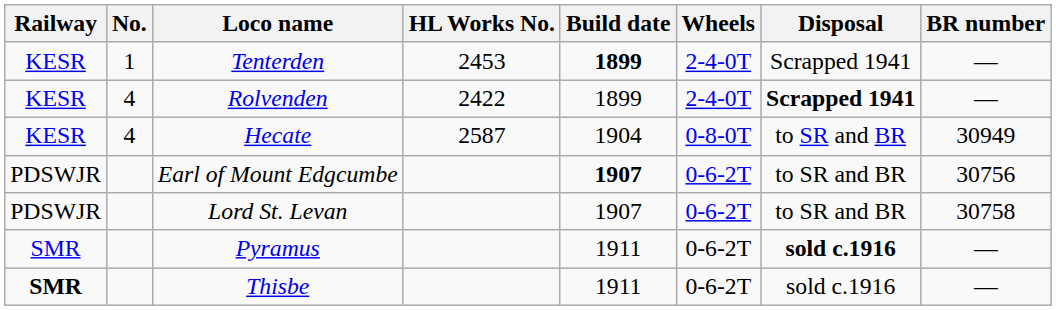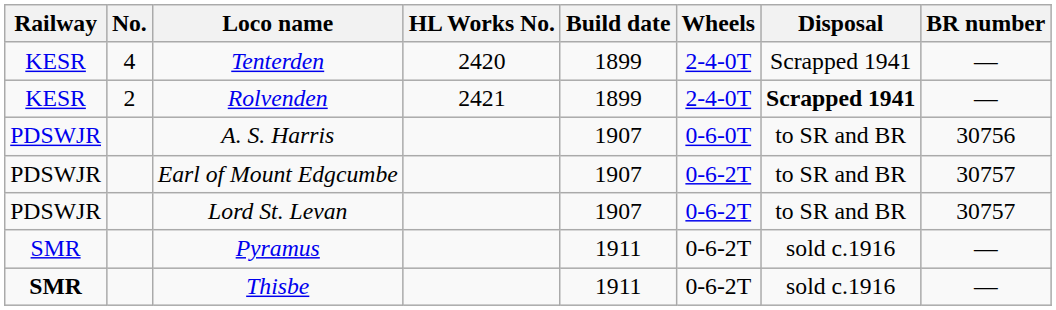(129, 60) 1 -> (129, 60) 4
(482, 60) 2453 -> (482, 60) 2420
(618, 60) bold -> (618, 60) normal
(129, 98) 4 -> (129, 98) 2
(482, 98) 2422 -> (482, 98) 2421
- row: (278, 135)
+ row: (278, 135)
(618, 173) bold -> (618, 173) normal
(986, 173) 30756 -> (986, 173) 30757
(986, 211) 30758 -> (986, 211) 30757
(841, 248) bold -> (841, 248) normal
